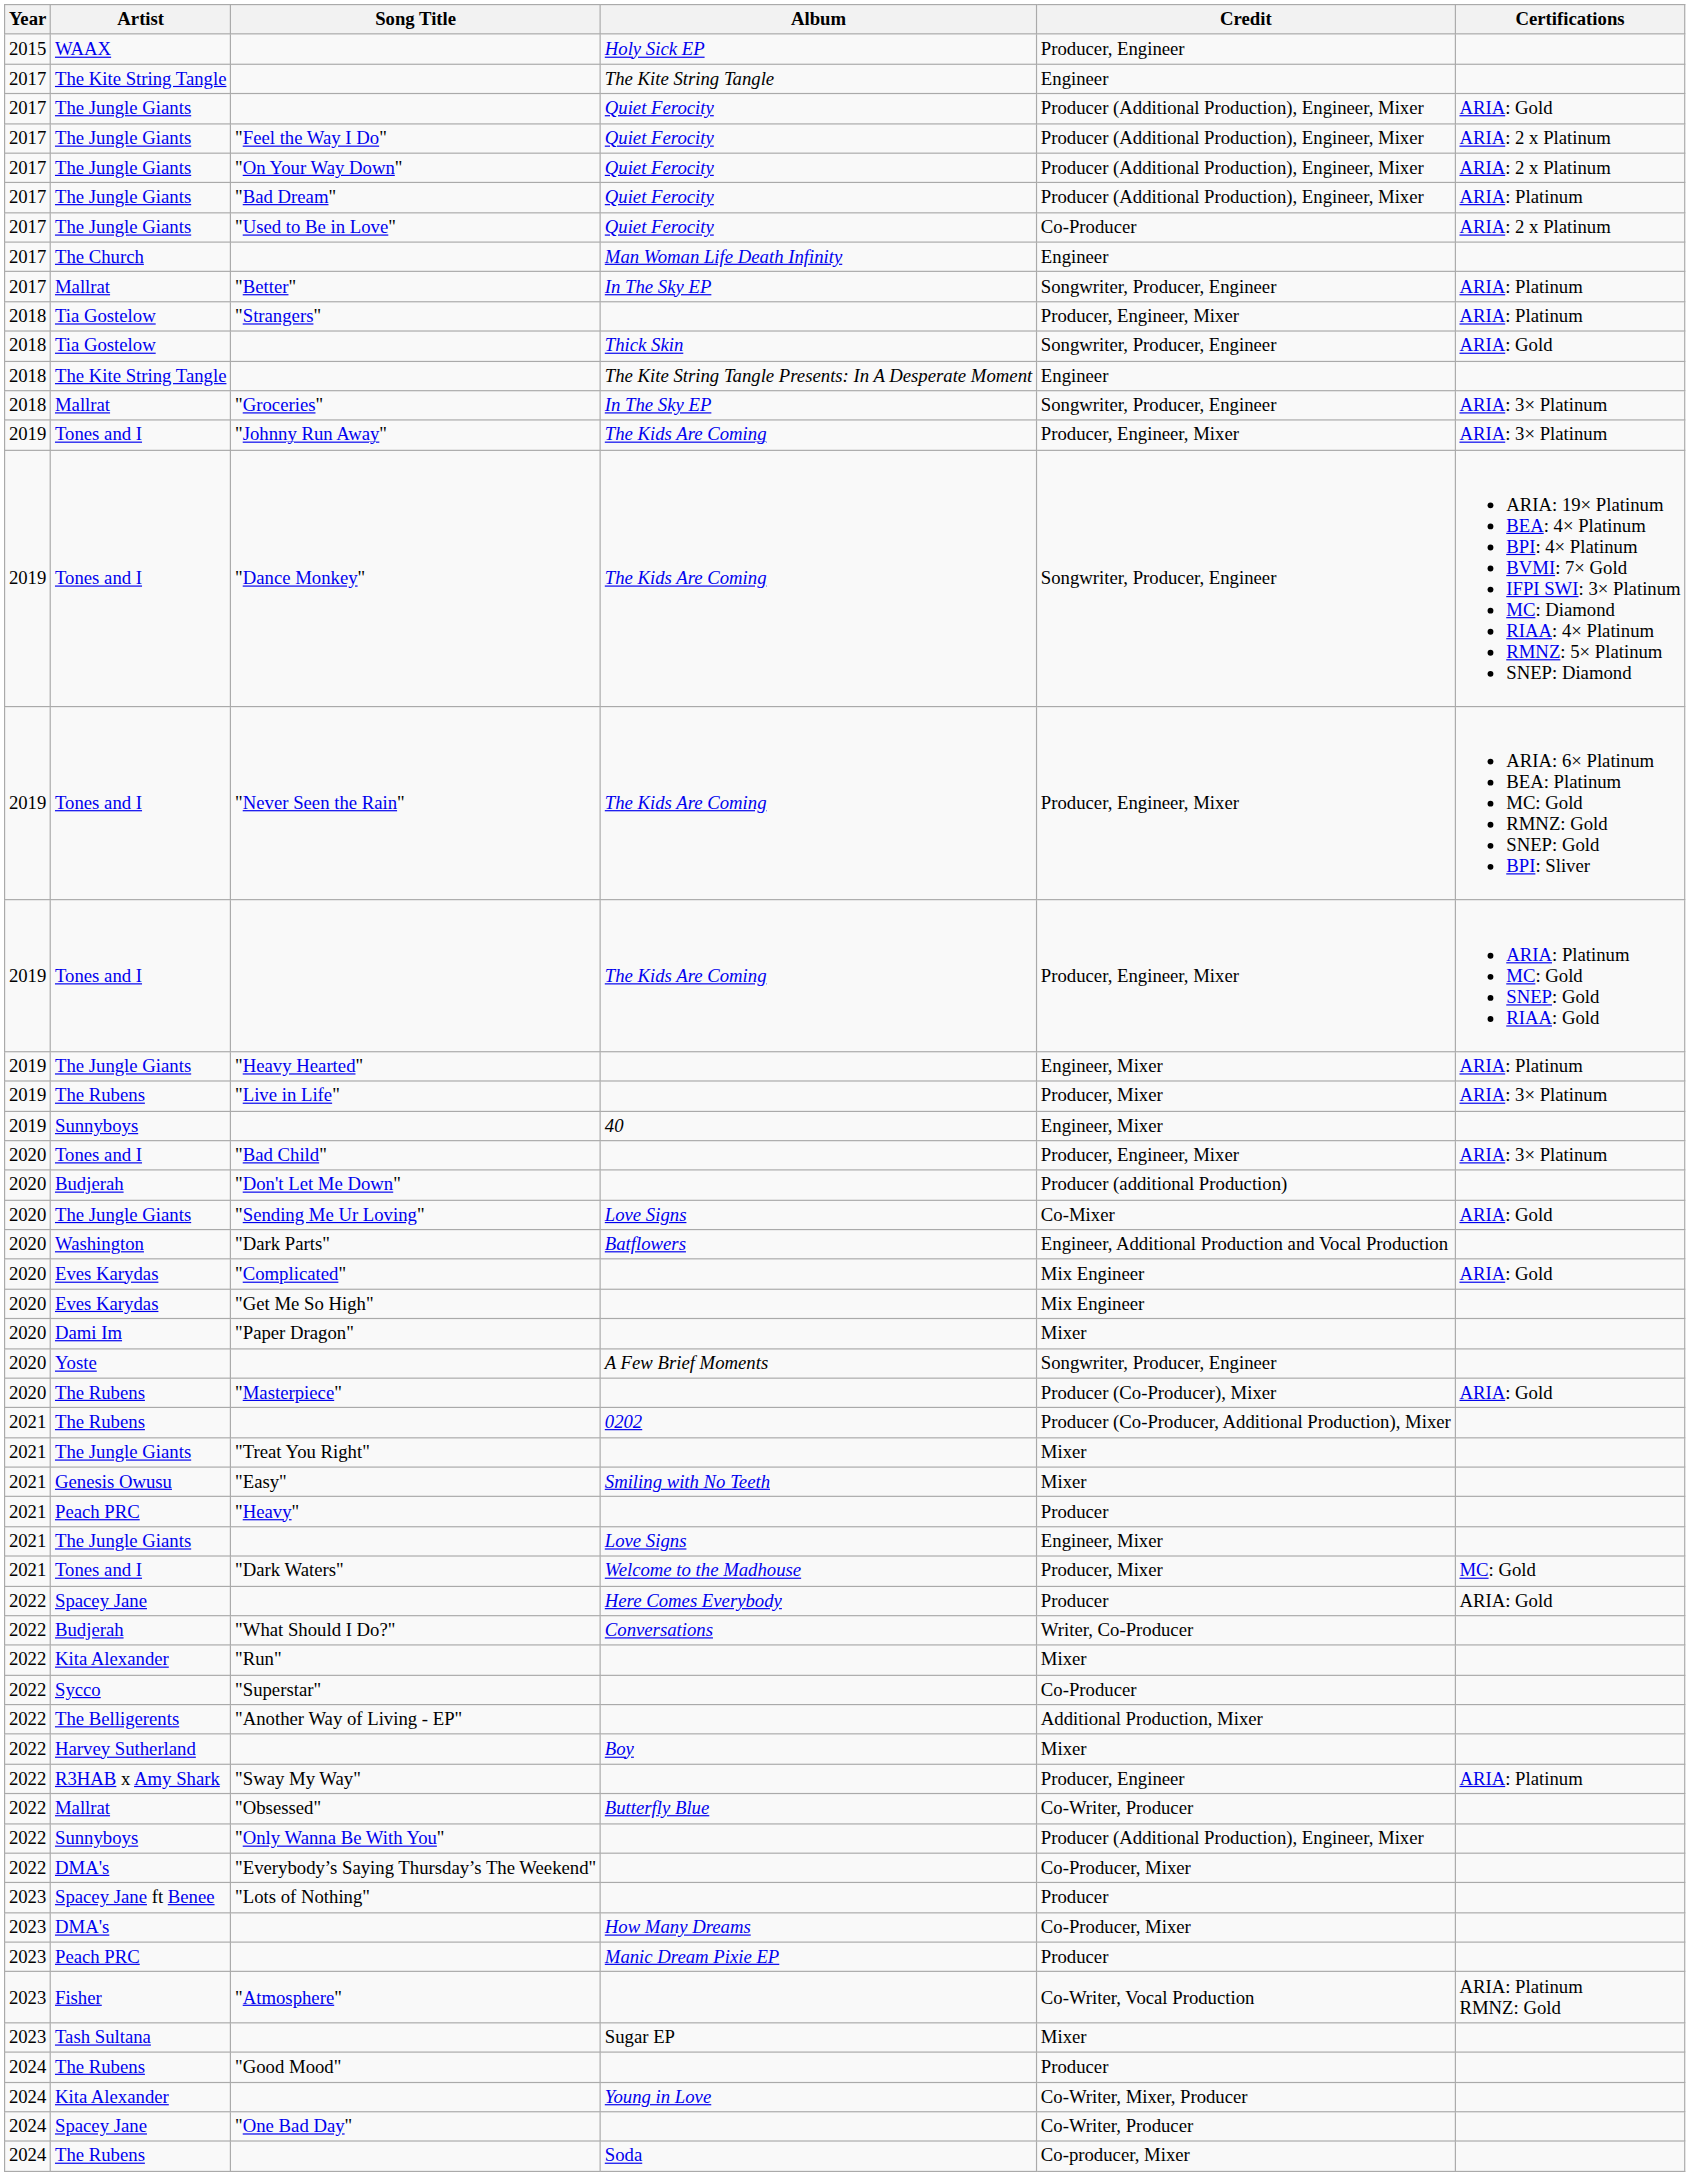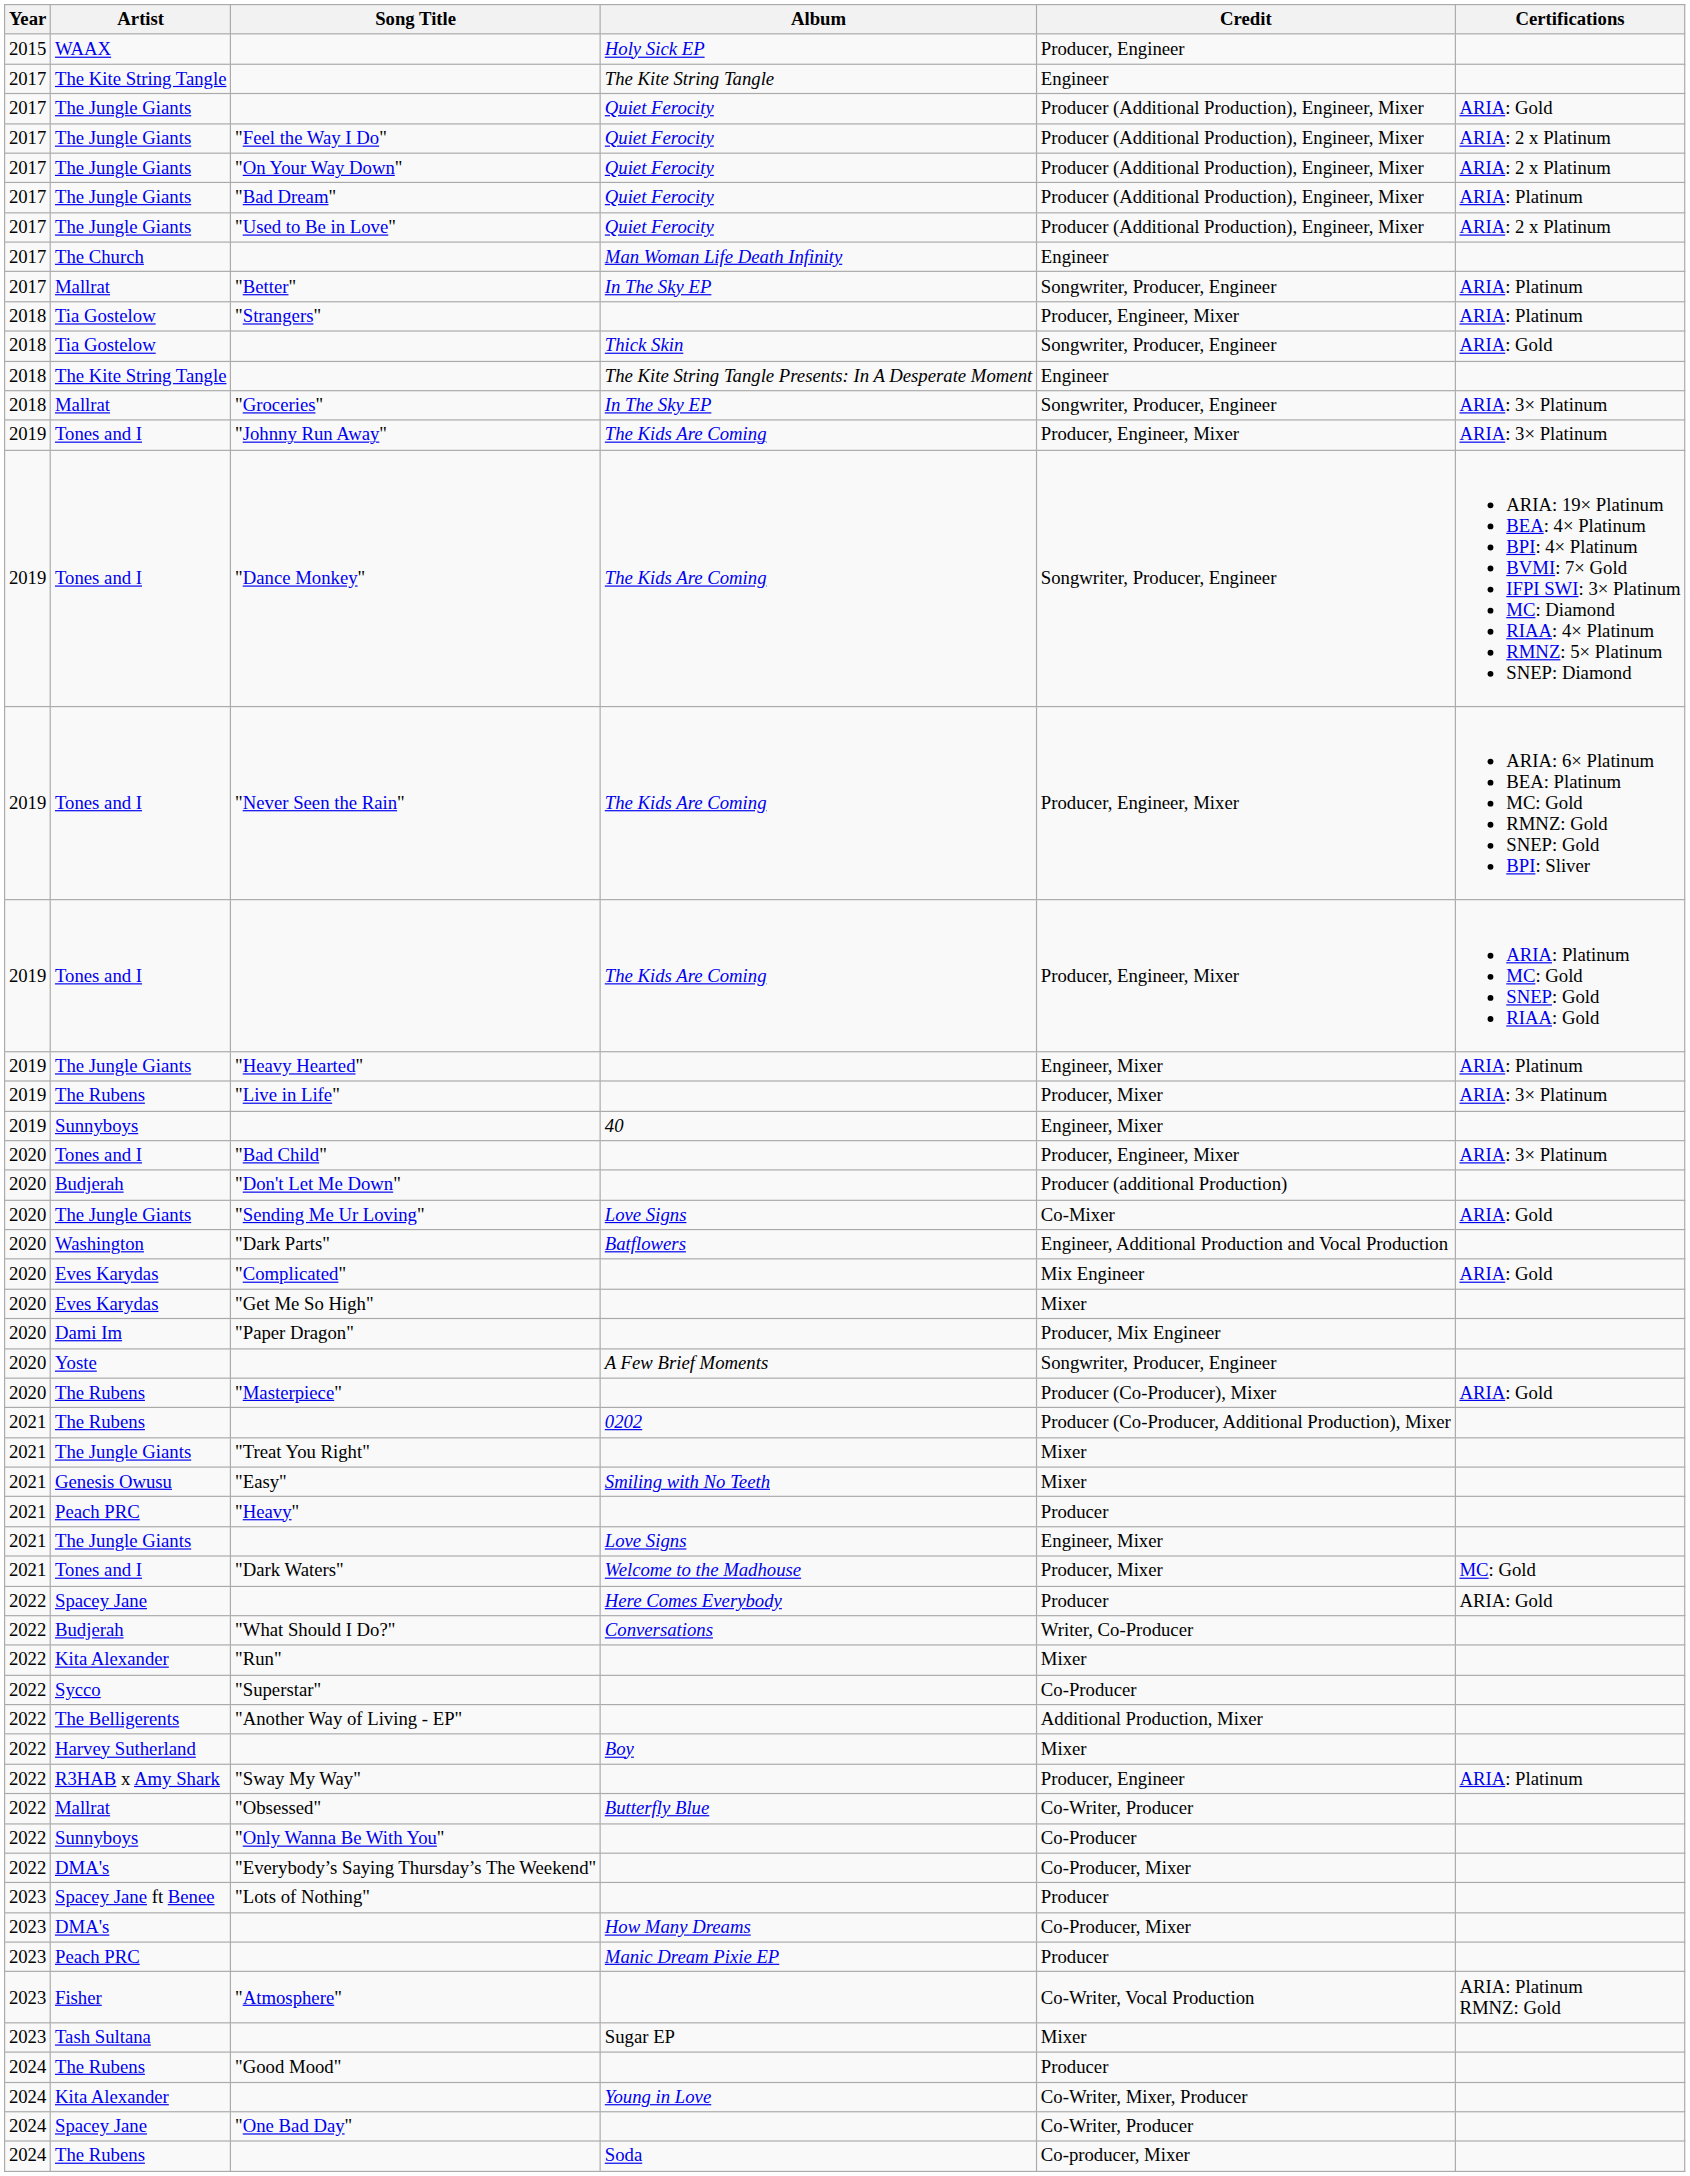(1089, 227) Co-Producer -> (1232, 227) Producer (Additional Production), Engineer, Mixer
(1093, 1303) Mix Engineer -> (1064, 1303) Mixer
(1064, 1333) Mixer -> (1131, 1333) Producer, Mix Engineer
(1232, 1838) Producer (Additional Production), Engineer, Mixer -> (1089, 1838) Co-Producer
